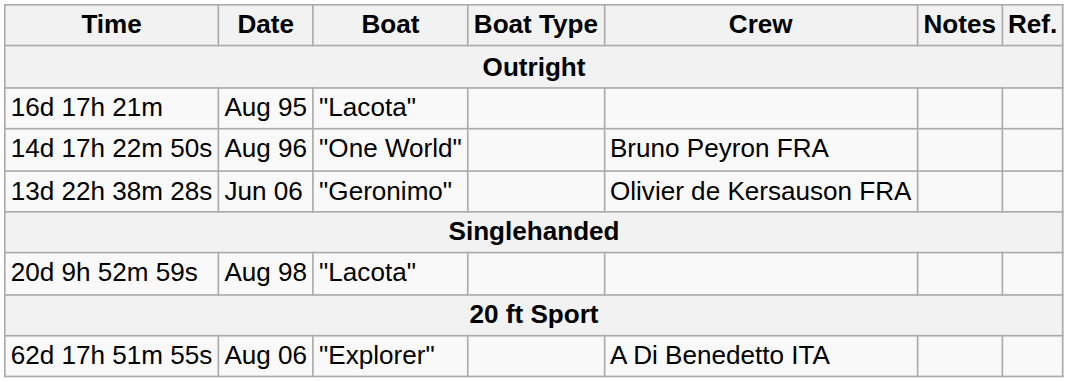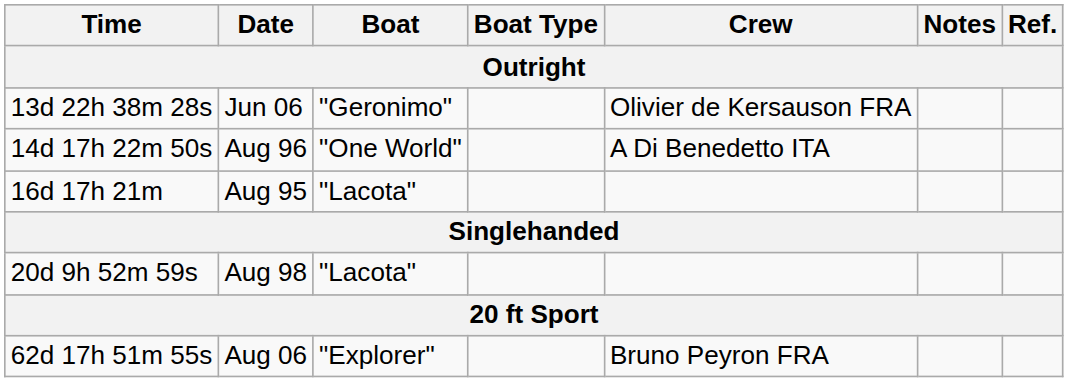rows swapped: (87, 107) <-> (112, 190)
(719, 149) Bruno Peyron FRA -> (720, 149) A Di Benedetto ITA
(720, 356) A Di Benedetto ITA -> (719, 356) Bruno Peyron FRA
